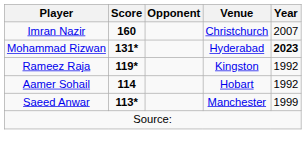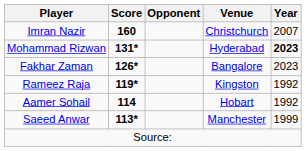+ row: (56, 66)
